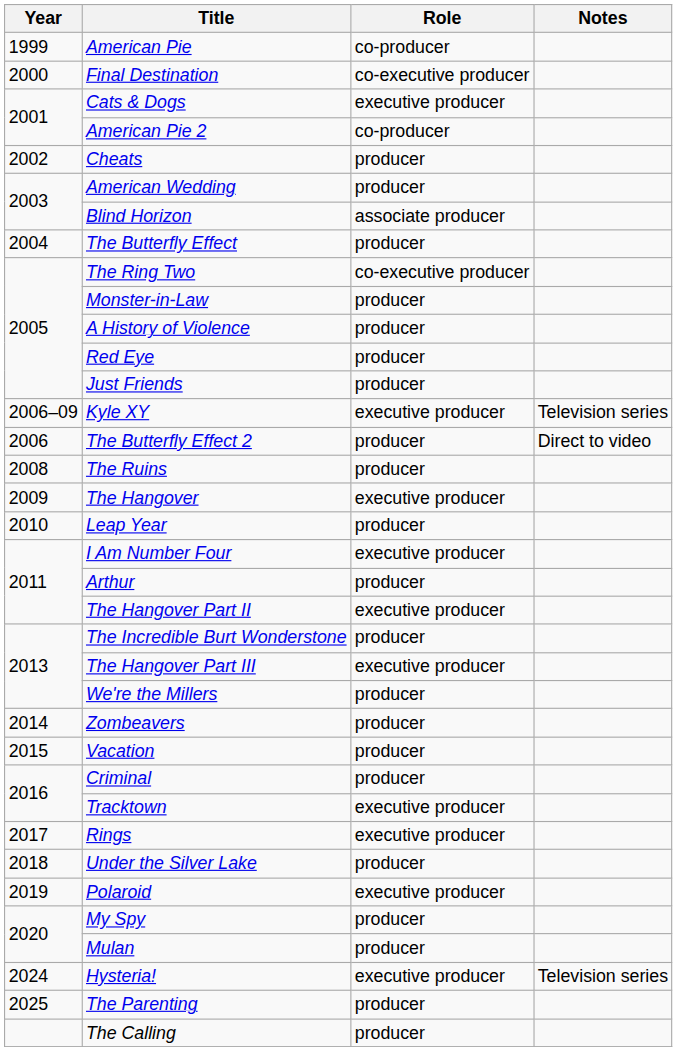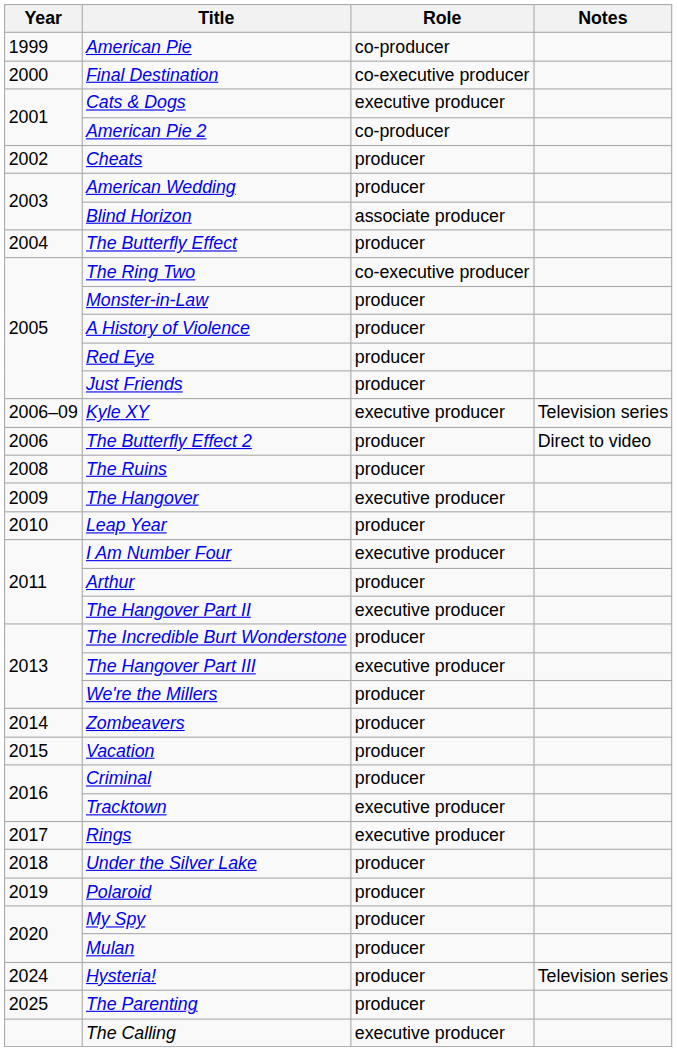(430, 891) executive producer -> (390, 891) producer
(430, 976) executive producer -> (390, 976) producer
(390, 1032) producer -> (430, 1032) executive producer
